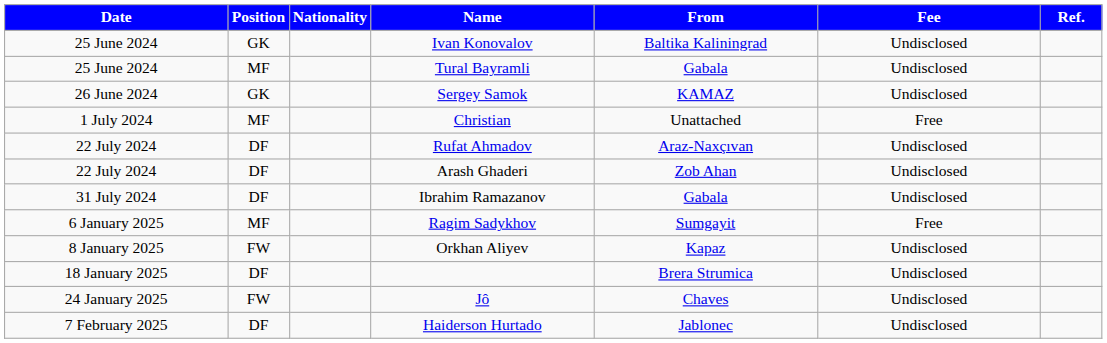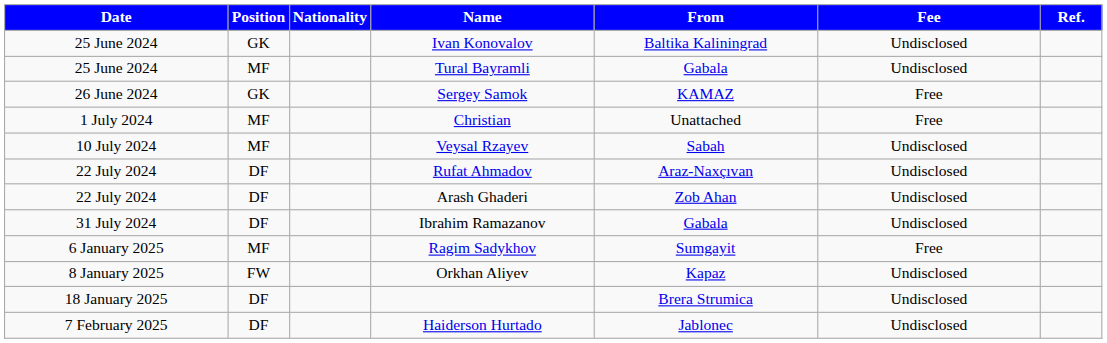(929, 94) Undisclosed -> (929, 94) Free
+ row: (482, 145)
- row: (482, 299)
